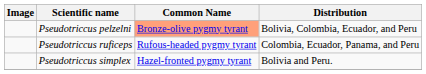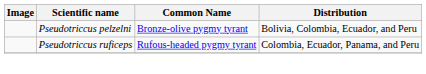(192, 28) lightsalmon background -> (192, 28) no background
- row: (85, 61)
